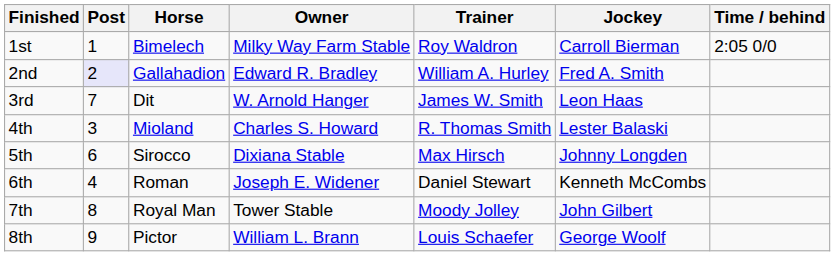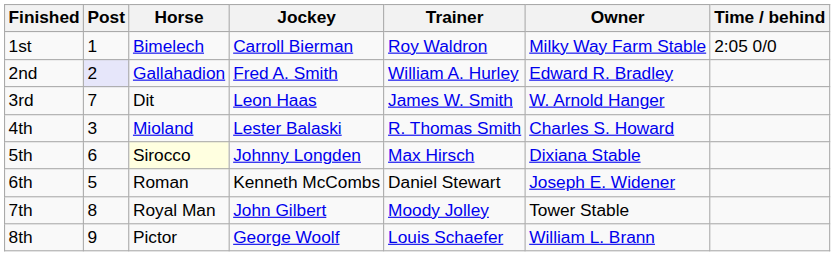columns swapped: (633, 18) <-> (322, 18)
(162, 155) no background -> (162, 155) lightyellow background
(92, 182) 4 -> (92, 182) 5
